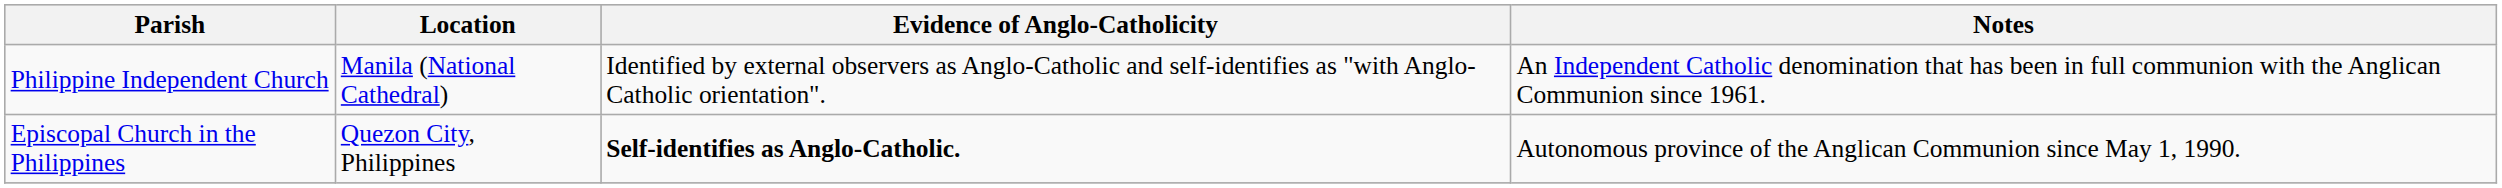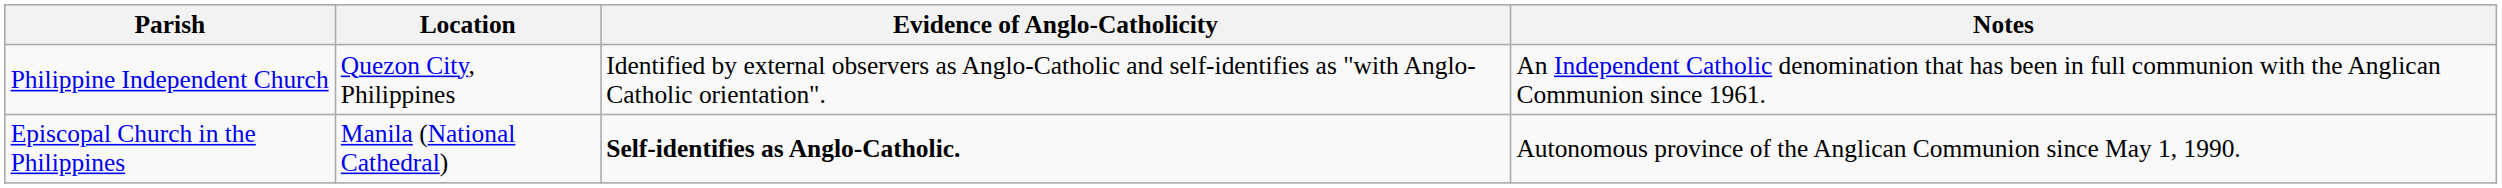(428, 79) Manila (National Cathedral) -> (408, 79) Quezon City, Philippines
(408, 148) Quezon City, Philippines -> (428, 148) Manila (National Cathedral)
